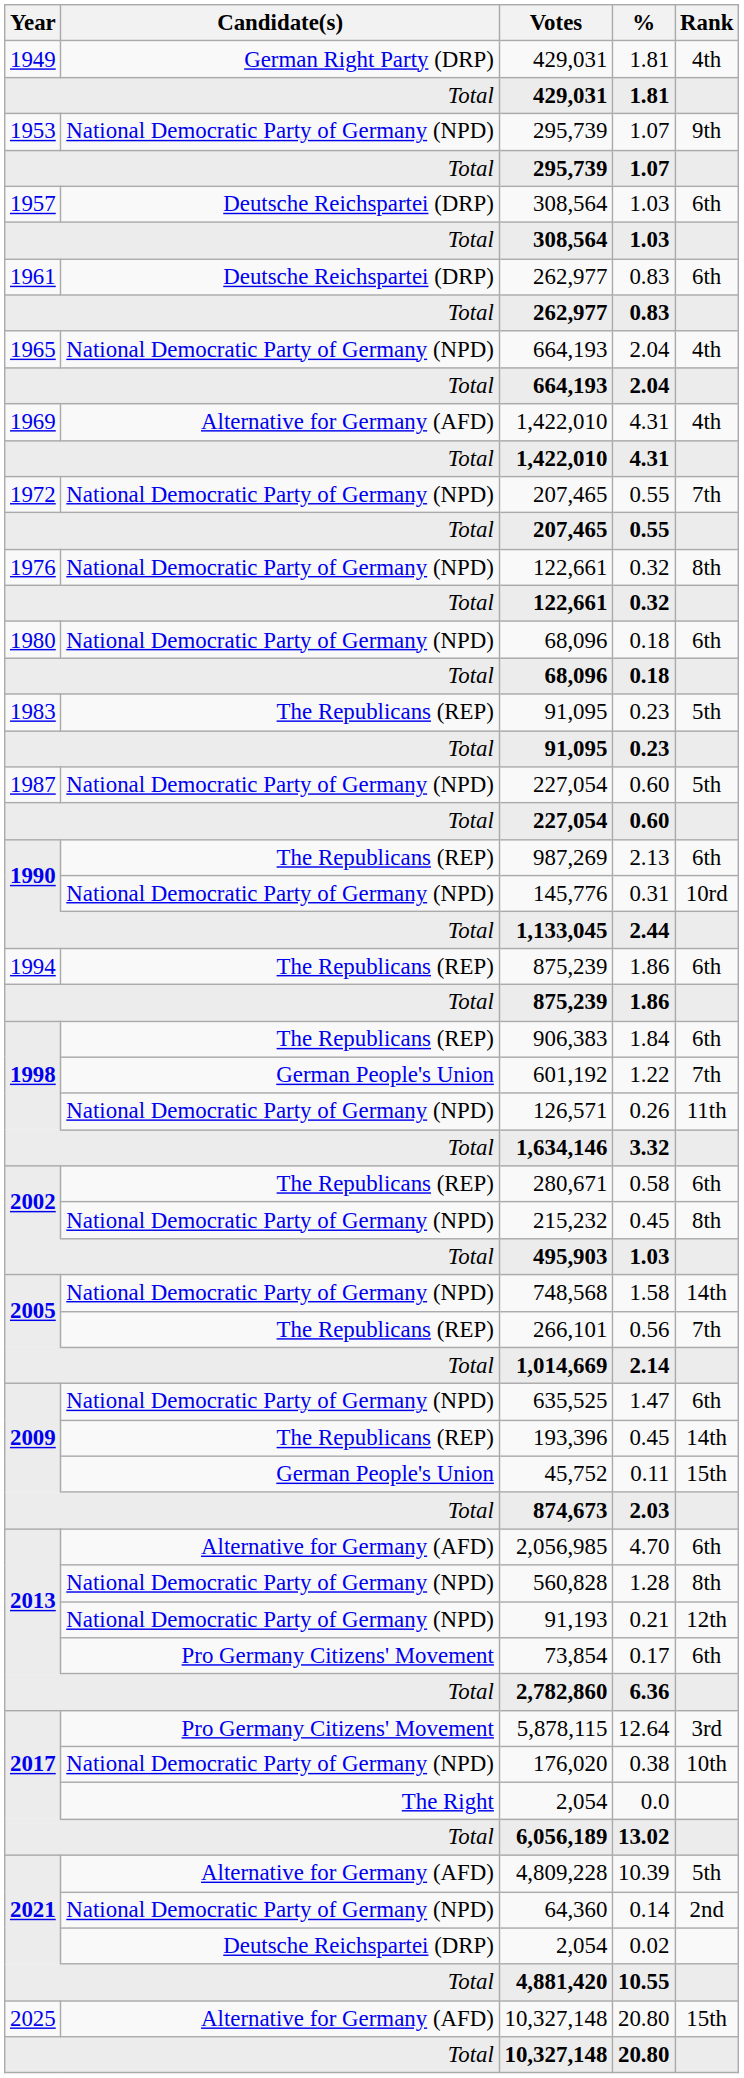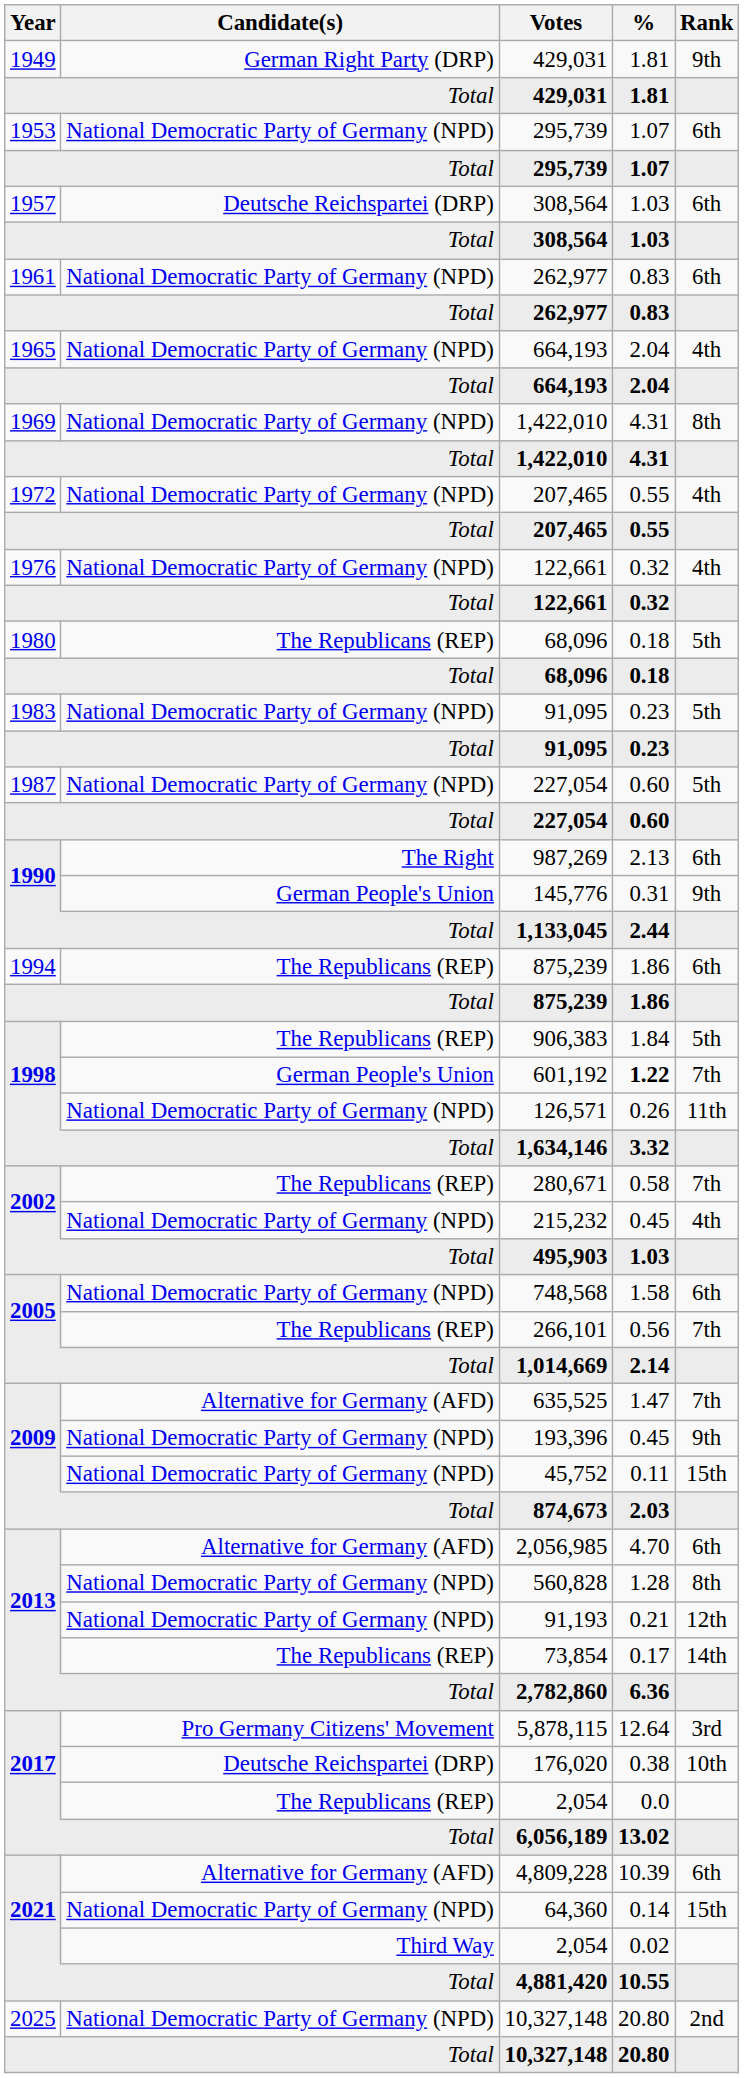(707, 58) 4th -> (707, 58) 9th
(707, 131) 9th -> (707, 131) 6th
(359, 276) Deutsche Reichspartei (DRP) -> (280, 276) National Democratic Party of Germany (NPD)
(347, 421) Alternative for Germany (AFD) -> (280, 421) National Democratic Party of Germany (NPD)
(707, 421) 4th -> (707, 421) 8th
(707, 494) 7th -> (707, 494) 4th
(707, 566) 8th -> (707, 566) 4th
(280, 639) National Democratic Party of Germany (NPD) -> (385, 639) The Republicans (REP)
(707, 639) 6th -> (707, 639) 5th
(385, 712) The Republicans (REP) -> (280, 712) National Democratic Party of Germany (NPD)
(385, 857) The Republicans (REP) -> (448, 857) The Right
(280, 893) National Democratic Party of Germany (NPD) -> (385, 893) German People's Union
(707, 893) 10rd -> (707, 893) 9th
(707, 1038) 6th -> (707, 1038) 5th
(649, 1074) normal -> (649, 1074) bold
(707, 1183) 6th -> (707, 1183) 7th
(707, 1220) 8th -> (707, 1220) 4th
(707, 1292) 14th -> (707, 1292) 6th
(280, 1401) National Democratic Party of Germany (NPD) -> (347, 1401) Alternative for Germany (AFD)
(707, 1401) 6th -> (707, 1401) 7th
(385, 1437) The Republicans (REP) -> (280, 1437) National Democratic Party of Germany (NPD)
(707, 1437) 14th -> (707, 1437) 9th
(385, 1474) German People's Union -> (280, 1474) National Democratic Party of Germany (NPD)
(338, 1655) Pro Germany Citizens' Movement -> (385, 1655) The Republicans (REP)
(707, 1655) 6th -> (707, 1655) 14th
(280, 1764) National Democratic Party of Germany (NPD) -> (359, 1764) Deutsche Reichspartei (DRP)
(448, 1800) The Right -> (385, 1800) The Republicans (REP)
(707, 1873) 5th -> (707, 1873) 6th
(707, 1909) 2nd -> (707, 1909) 15th
(359, 1945) Deutsche Reichspartei (DRP) -> (445, 1945) Third Way
(347, 2018) Alternative for Germany (AFD) -> (280, 2018) National Democratic Party of Germany (NPD)
(707, 2018) 15th -> (707, 2018) 2nd
